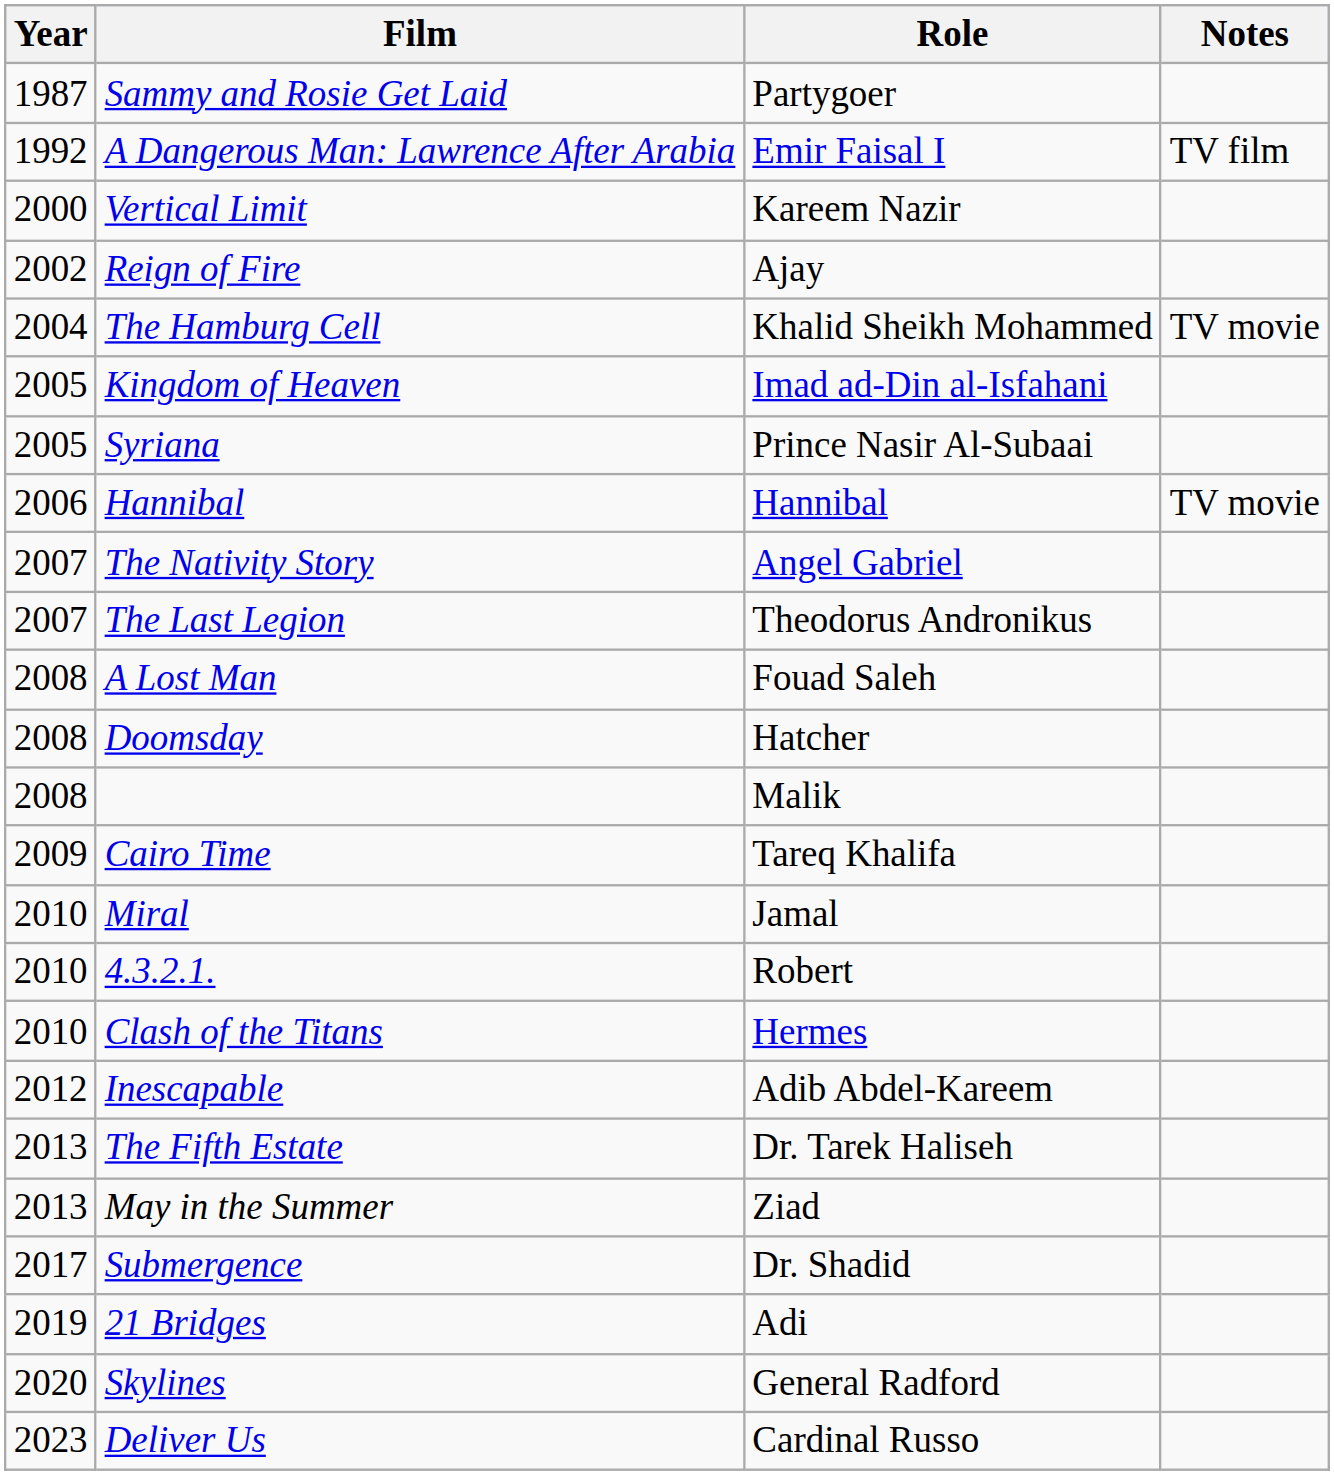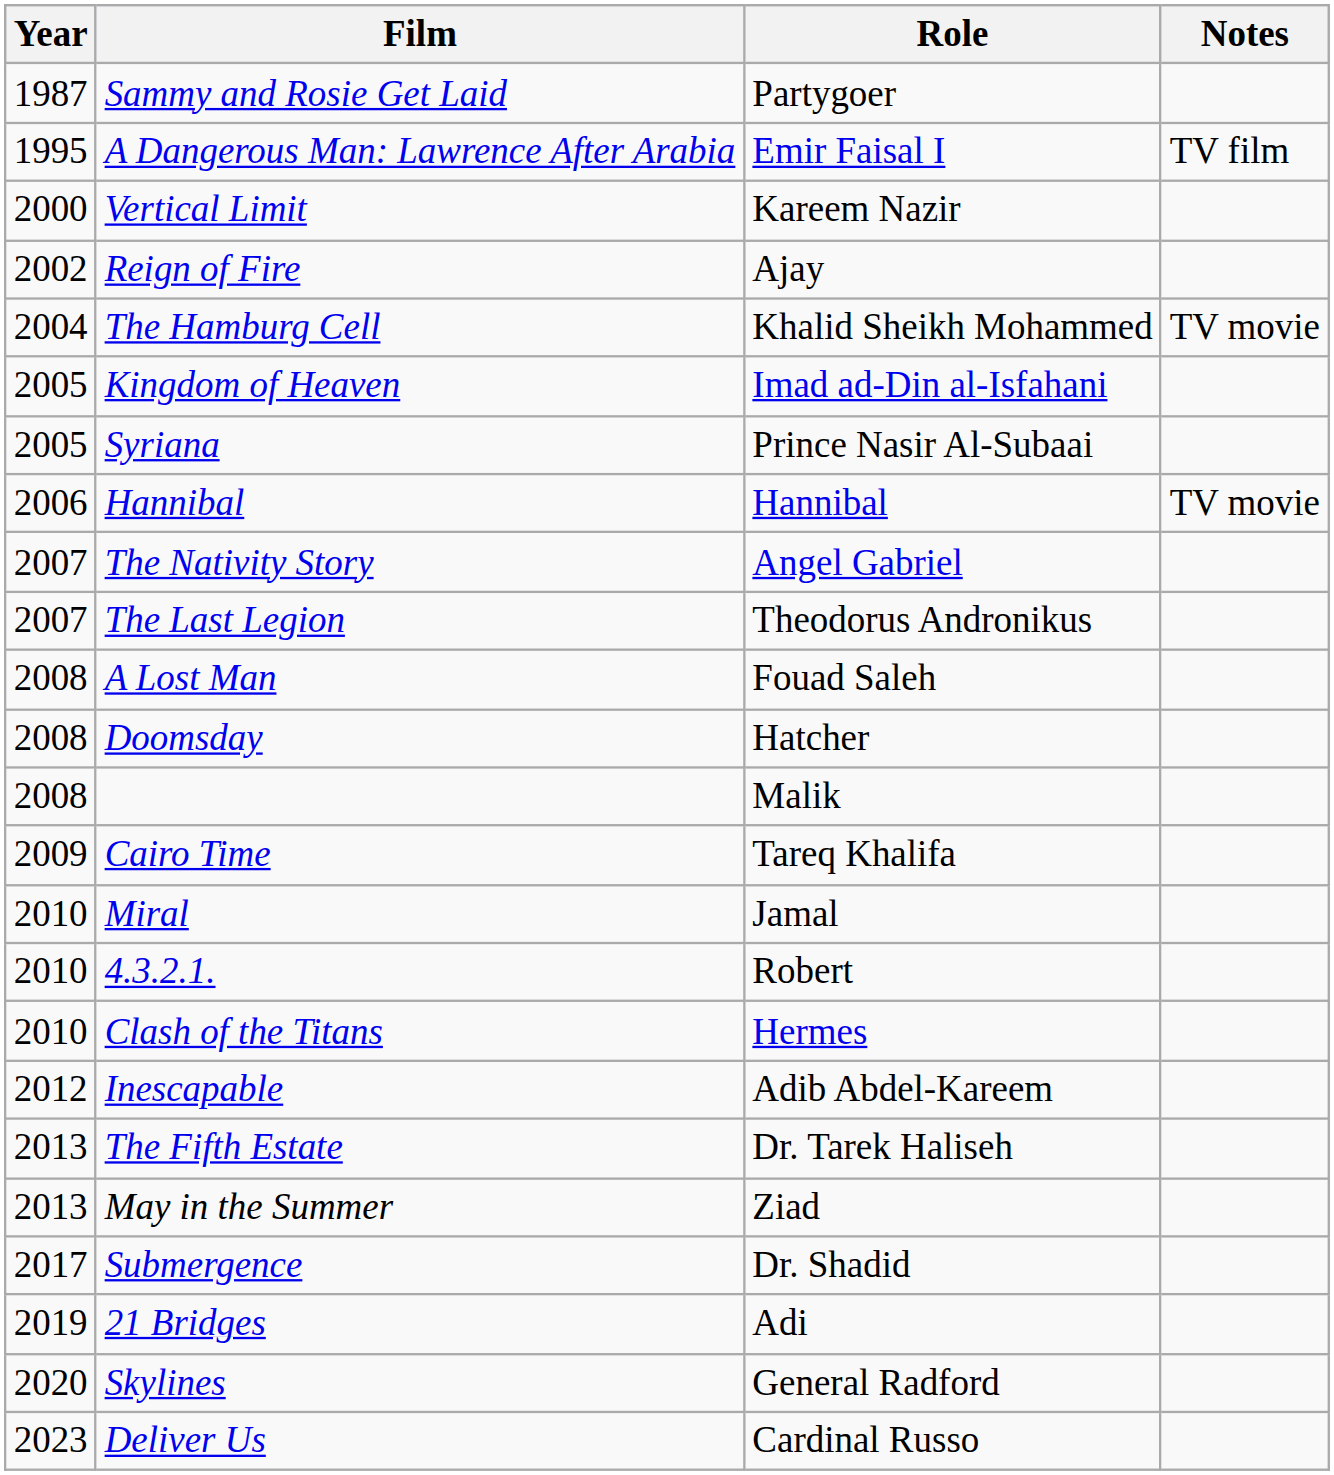(51, 151) 1992 -> (51, 151) 1995
